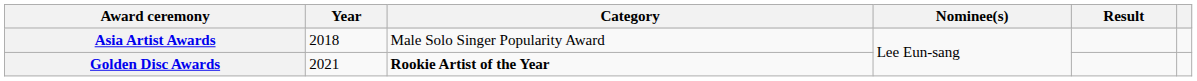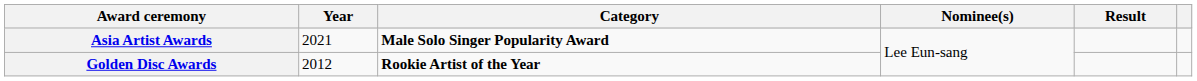(324, 40) 2018 -> (317, 40) 2021
(498, 40) normal -> (495, 40) bold
(324, 64) 2021 -> (317, 64) 2012
